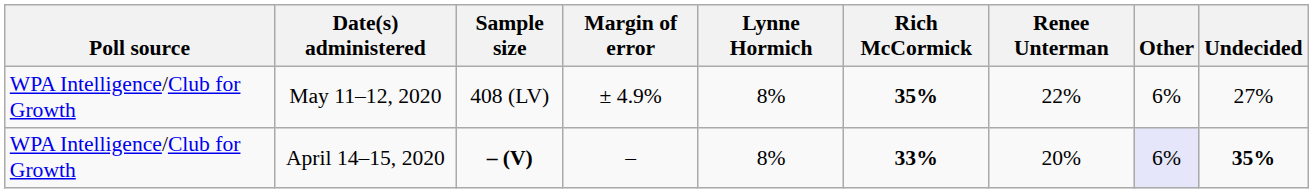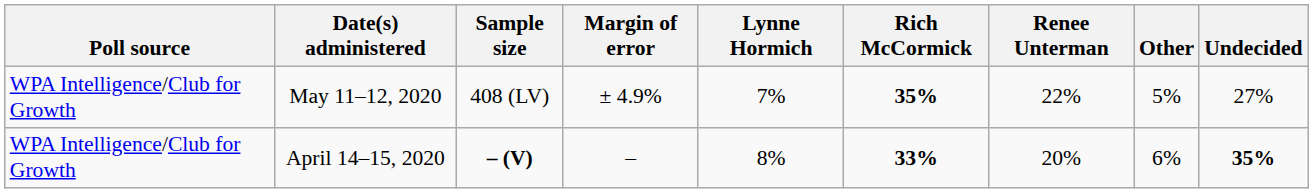(771, 96) 8% -> (771, 96) 7%
(1166, 96) 6% -> (1166, 96) 5%
(1166, 157) lavender background -> (1166, 157) no background
